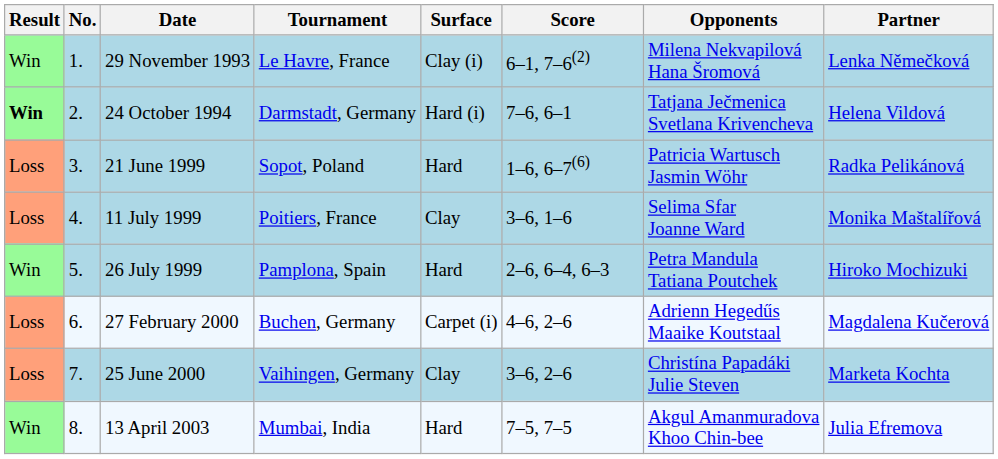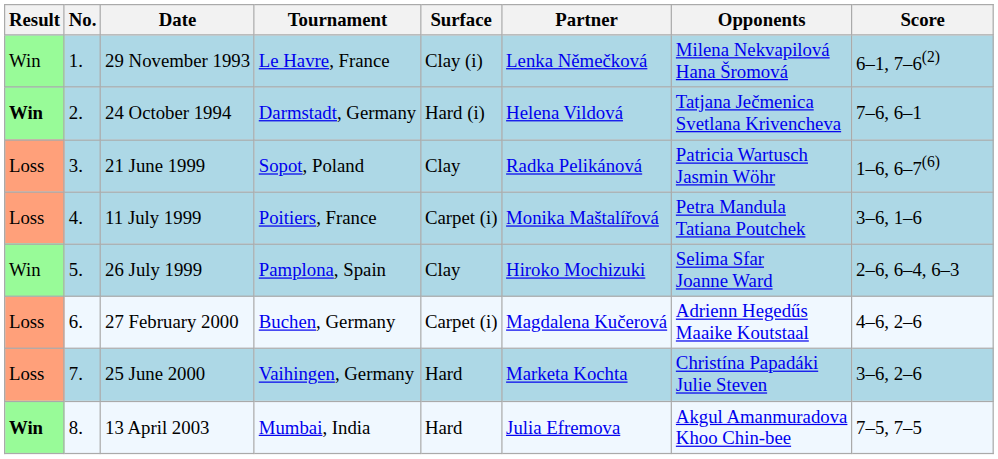columns swapped: (909, 19) <-> (573, 19)
(444, 165) Hard -> (443, 165) Clay
(443, 217) Clay -> (461, 217) Carpet (i)
(696, 217) Selima Sfar Joanne Ward -> (741, 217) Petra Mandula Tatiana Poutchek
(444, 269) Hard -> (443, 269) Clay
(713, 269) Petra Mandula Tatiana Poutchek -> (724, 269) Selima Sfar Joanne Ward
(443, 374) Clay -> (444, 374) Hard
(25, 426) normal -> (26, 426) bold
